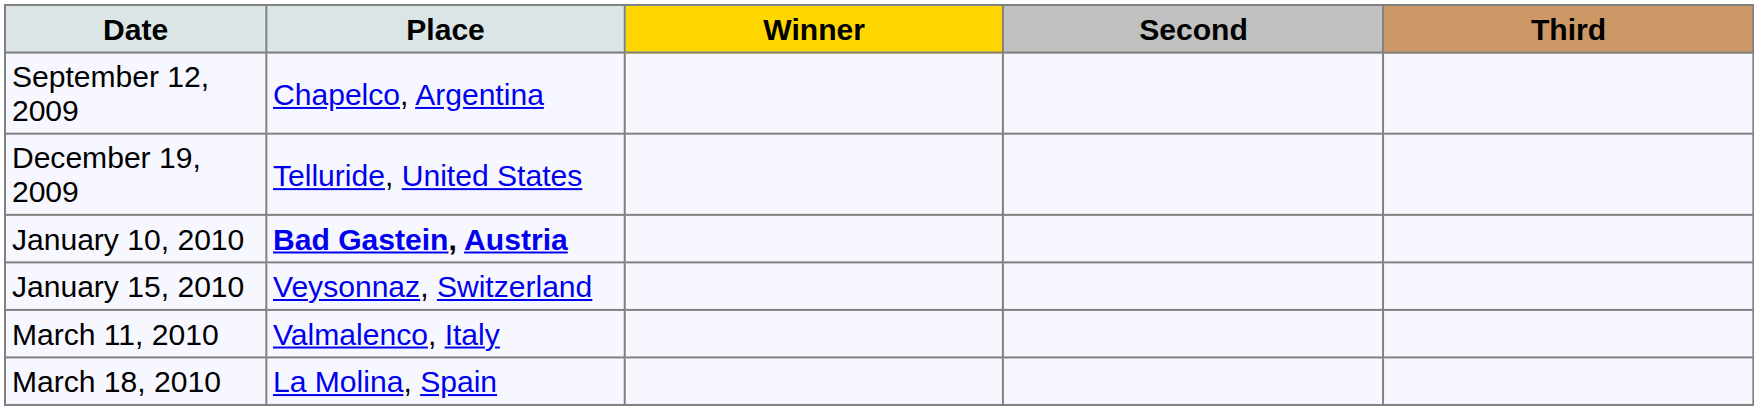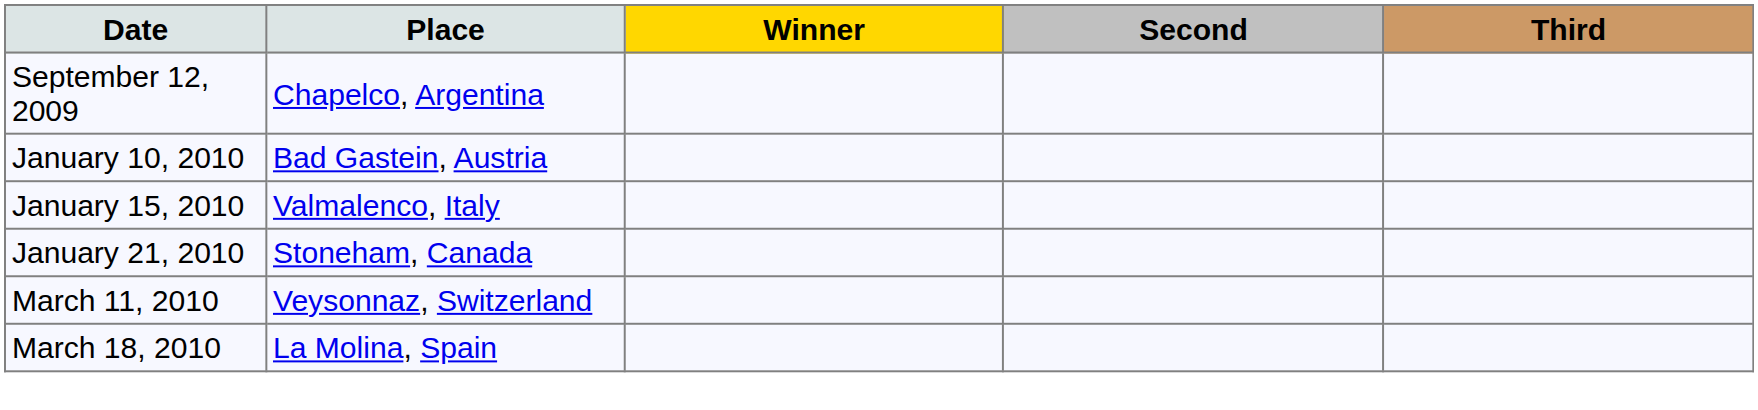- row: (106, 174)
(420, 239) bold -> (410, 157) normal
(433, 286) Veysonnaz, Switzerland -> (386, 205) Valmalenco, Italy
+ row: (128, 252)
(386, 334) Valmalenco, Italy -> (433, 300) Veysonnaz, Switzerland
